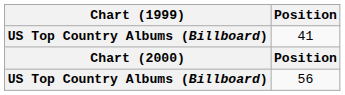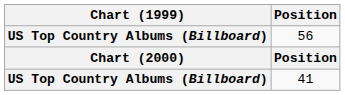rows swapped: (305, 79) <-> (305, 37)
